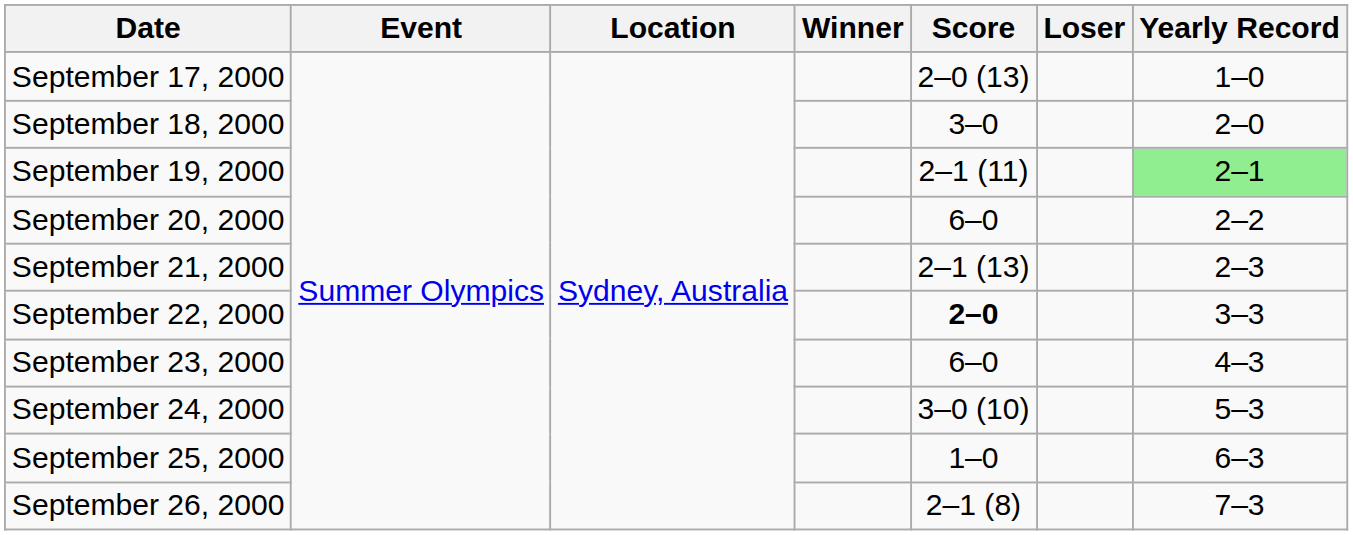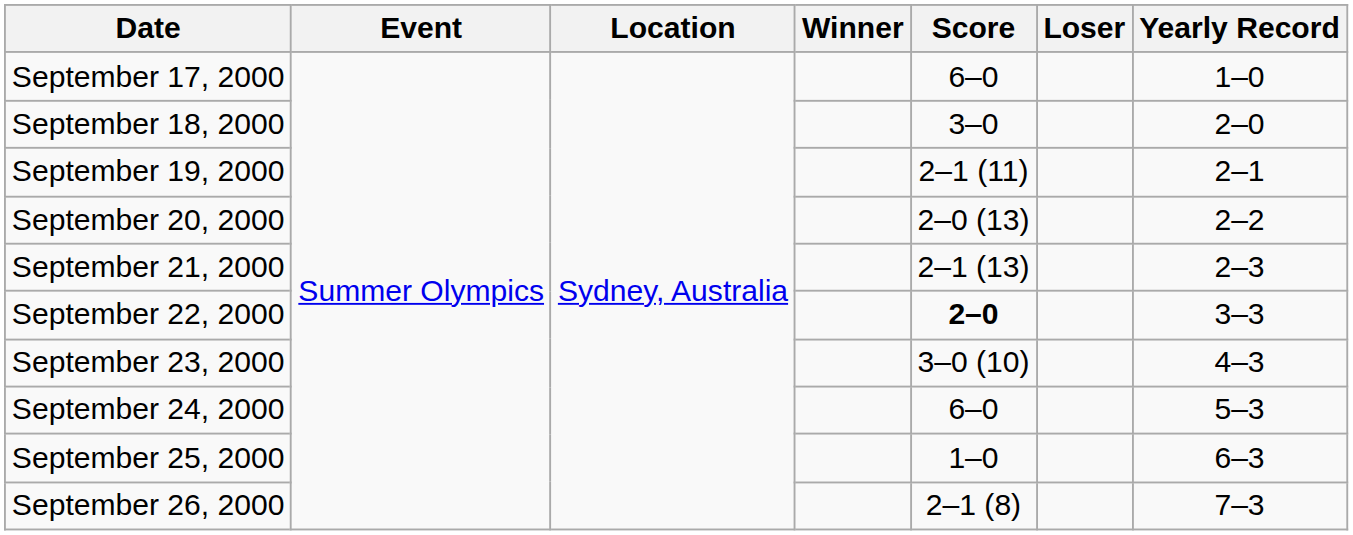(973, 76) 2–0 (13) -> (973, 76) 6–0
(1239, 171) lightgreen background -> (1239, 171) no background
(973, 219) 6–0 -> (973, 219) 2–0 (13)
(973, 362) 6–0 -> (973, 362) 3–0 (10)
(973, 409) 3–0 (10) -> (973, 409) 6–0
